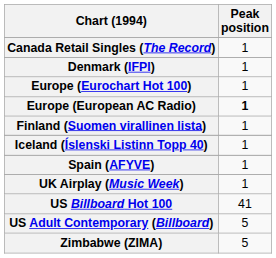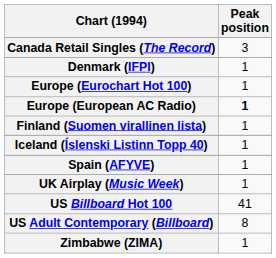(245, 47) 1 -> (245, 47) 3
(245, 223) 5 -> (245, 223) 8
(245, 243) 5 -> (245, 243) 1
